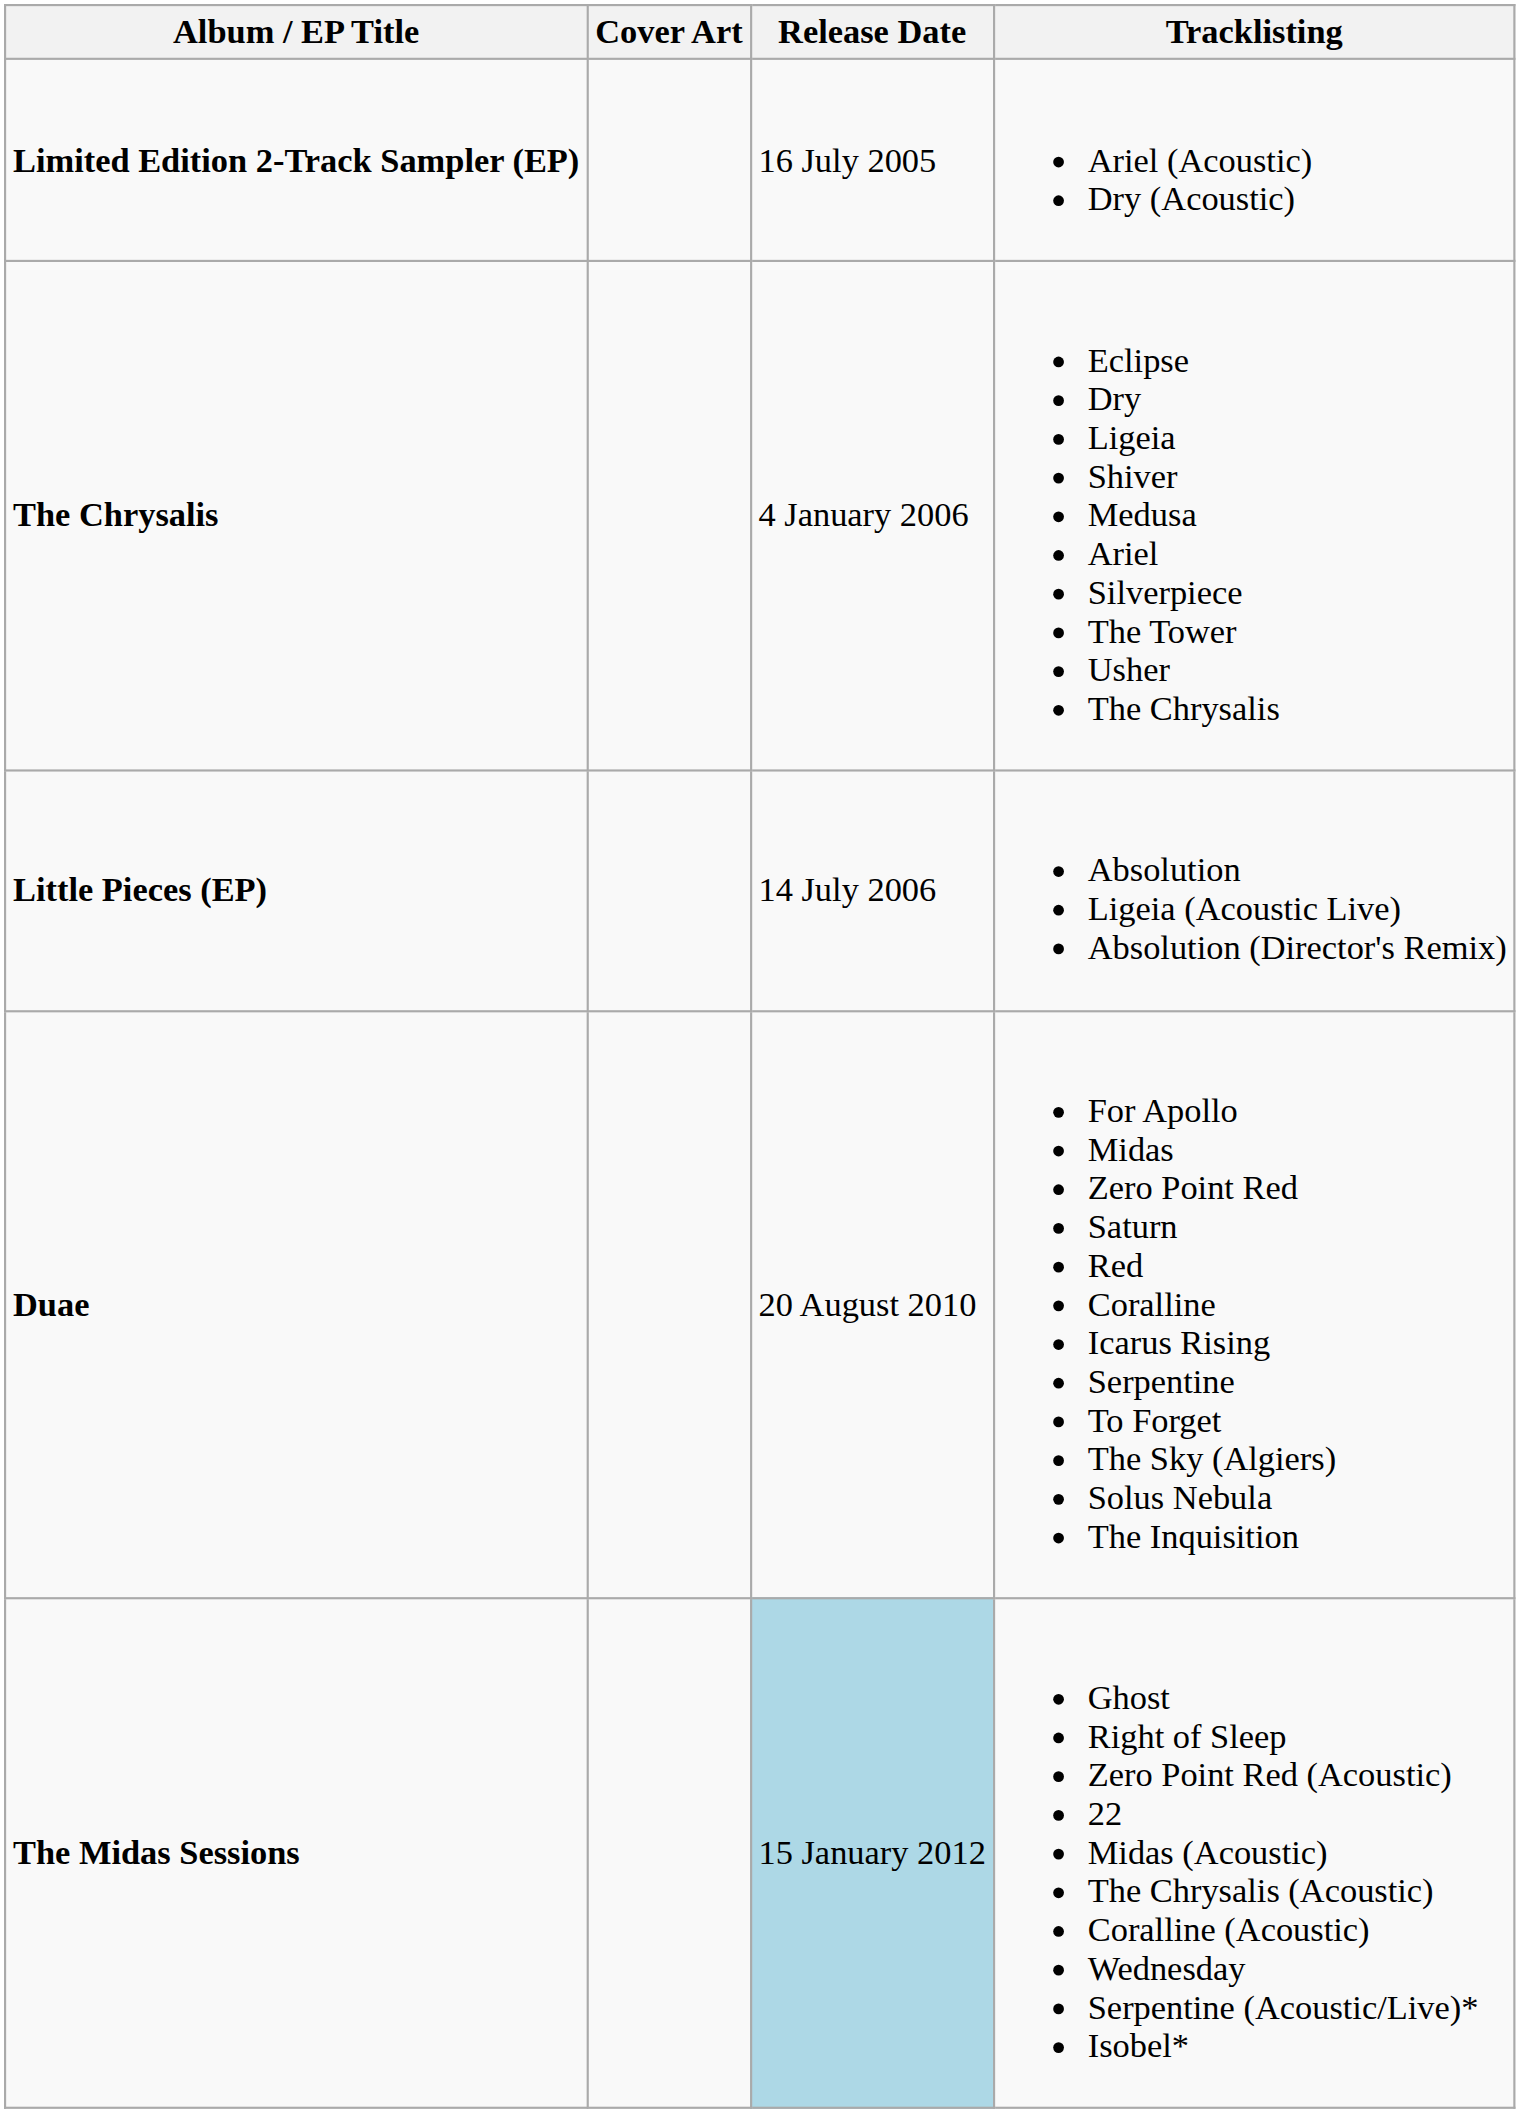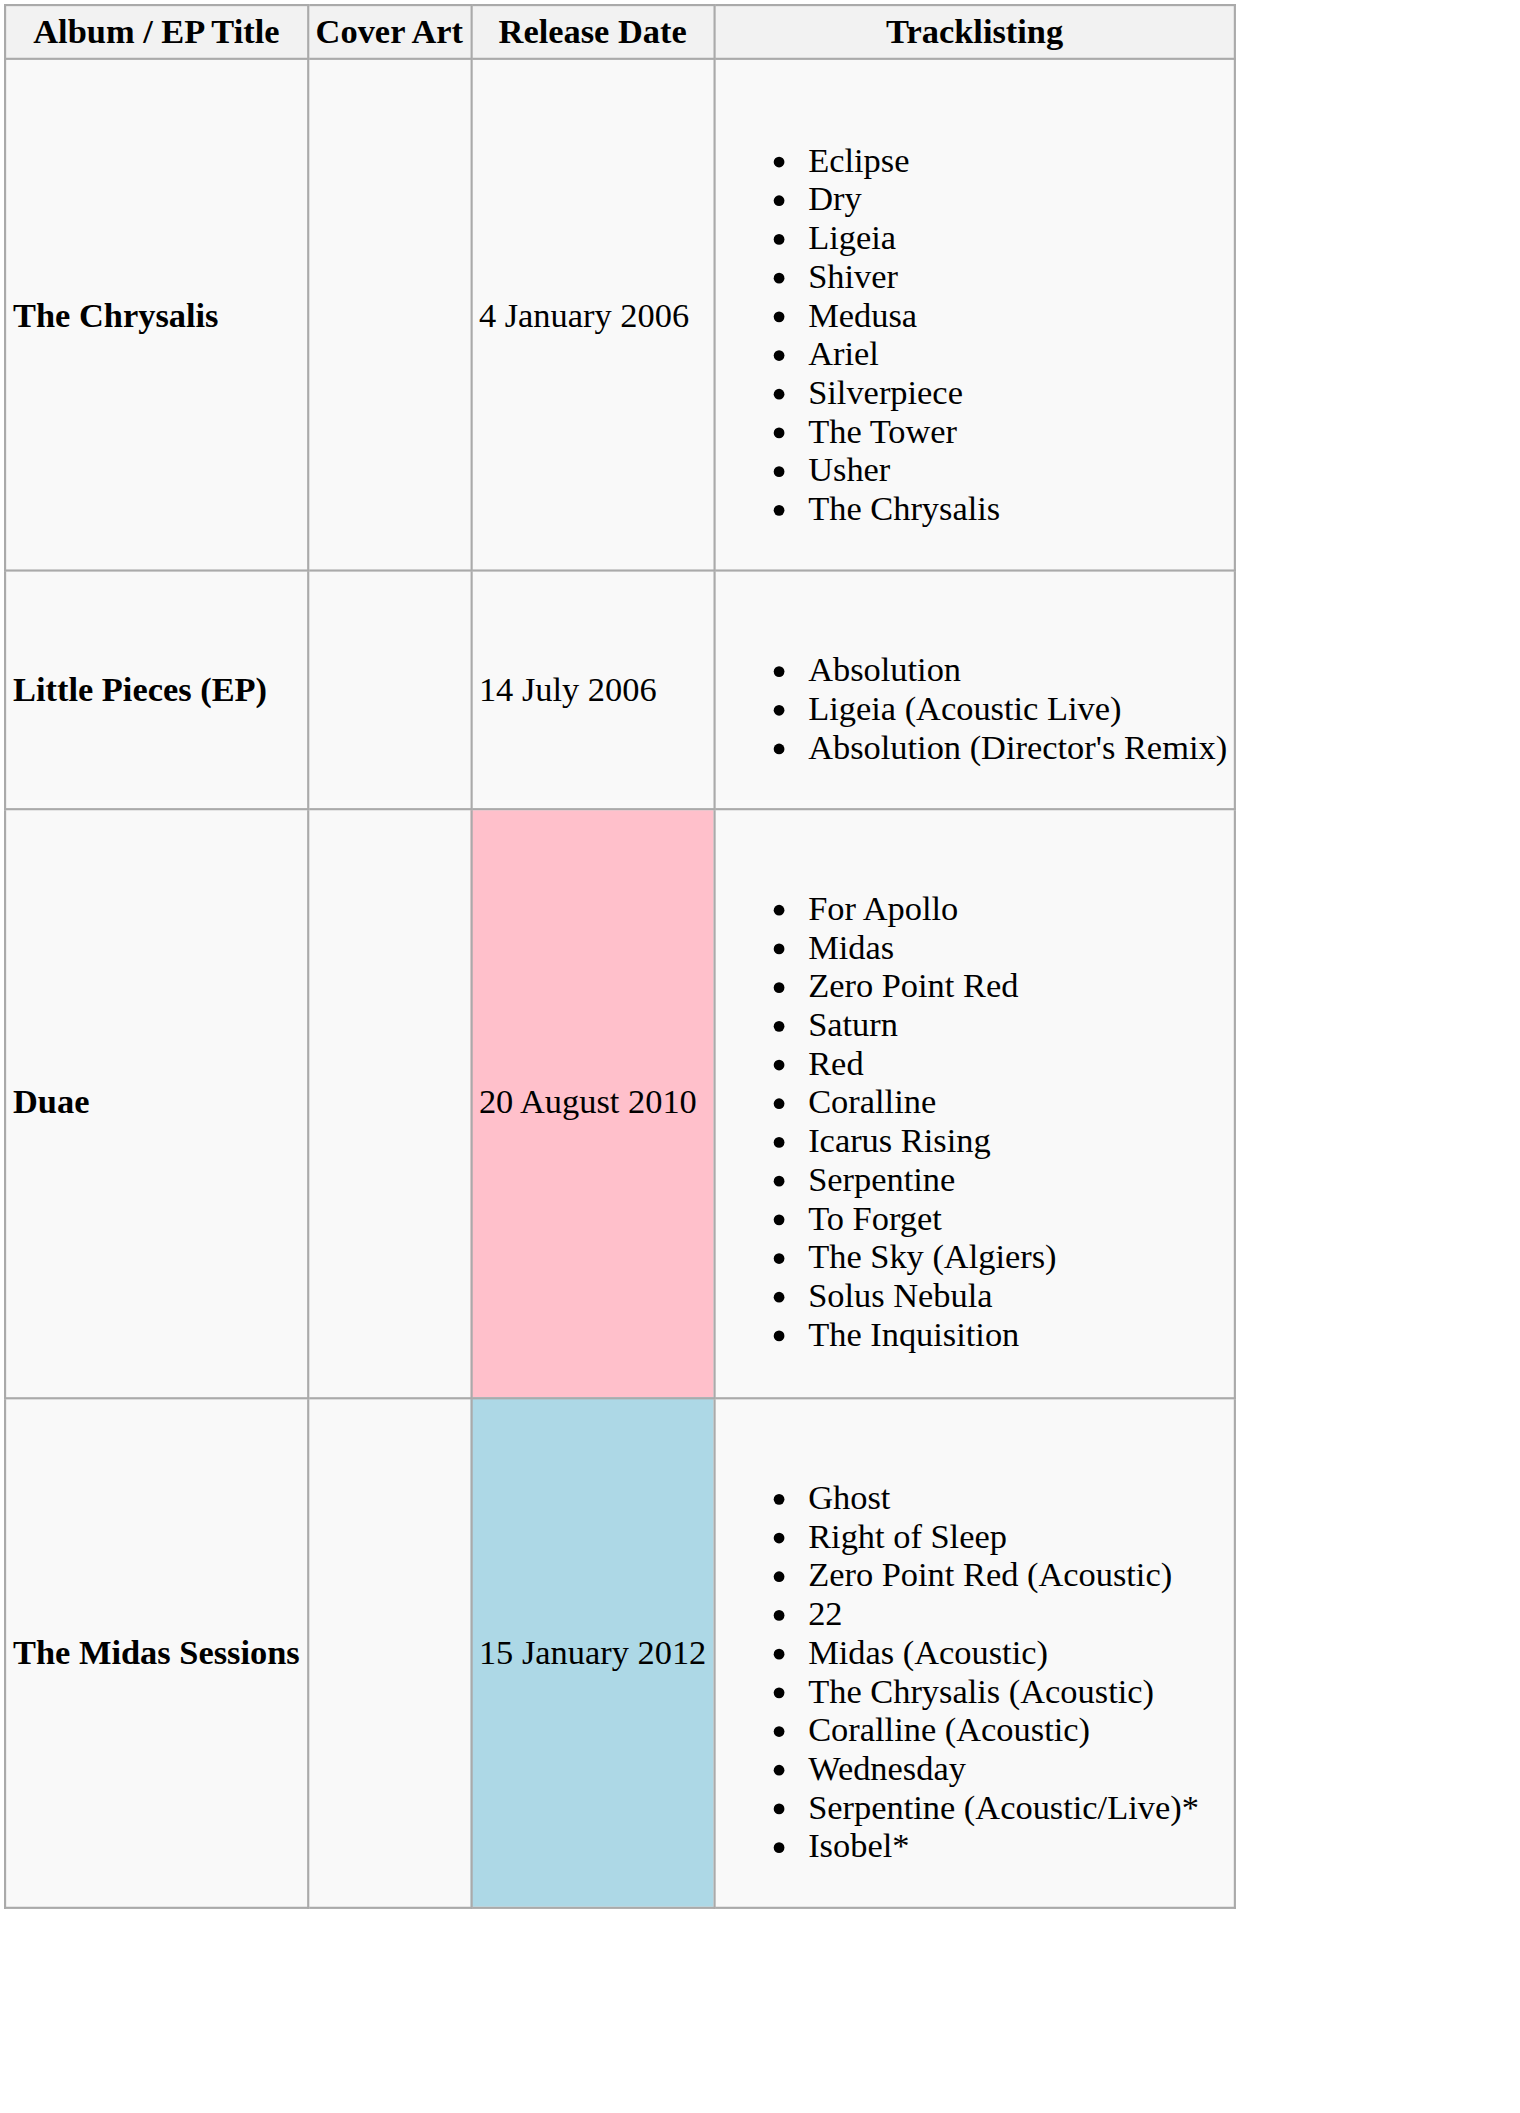- row: (296, 159)
(867, 1303) no background -> (588, 1102) pink background
